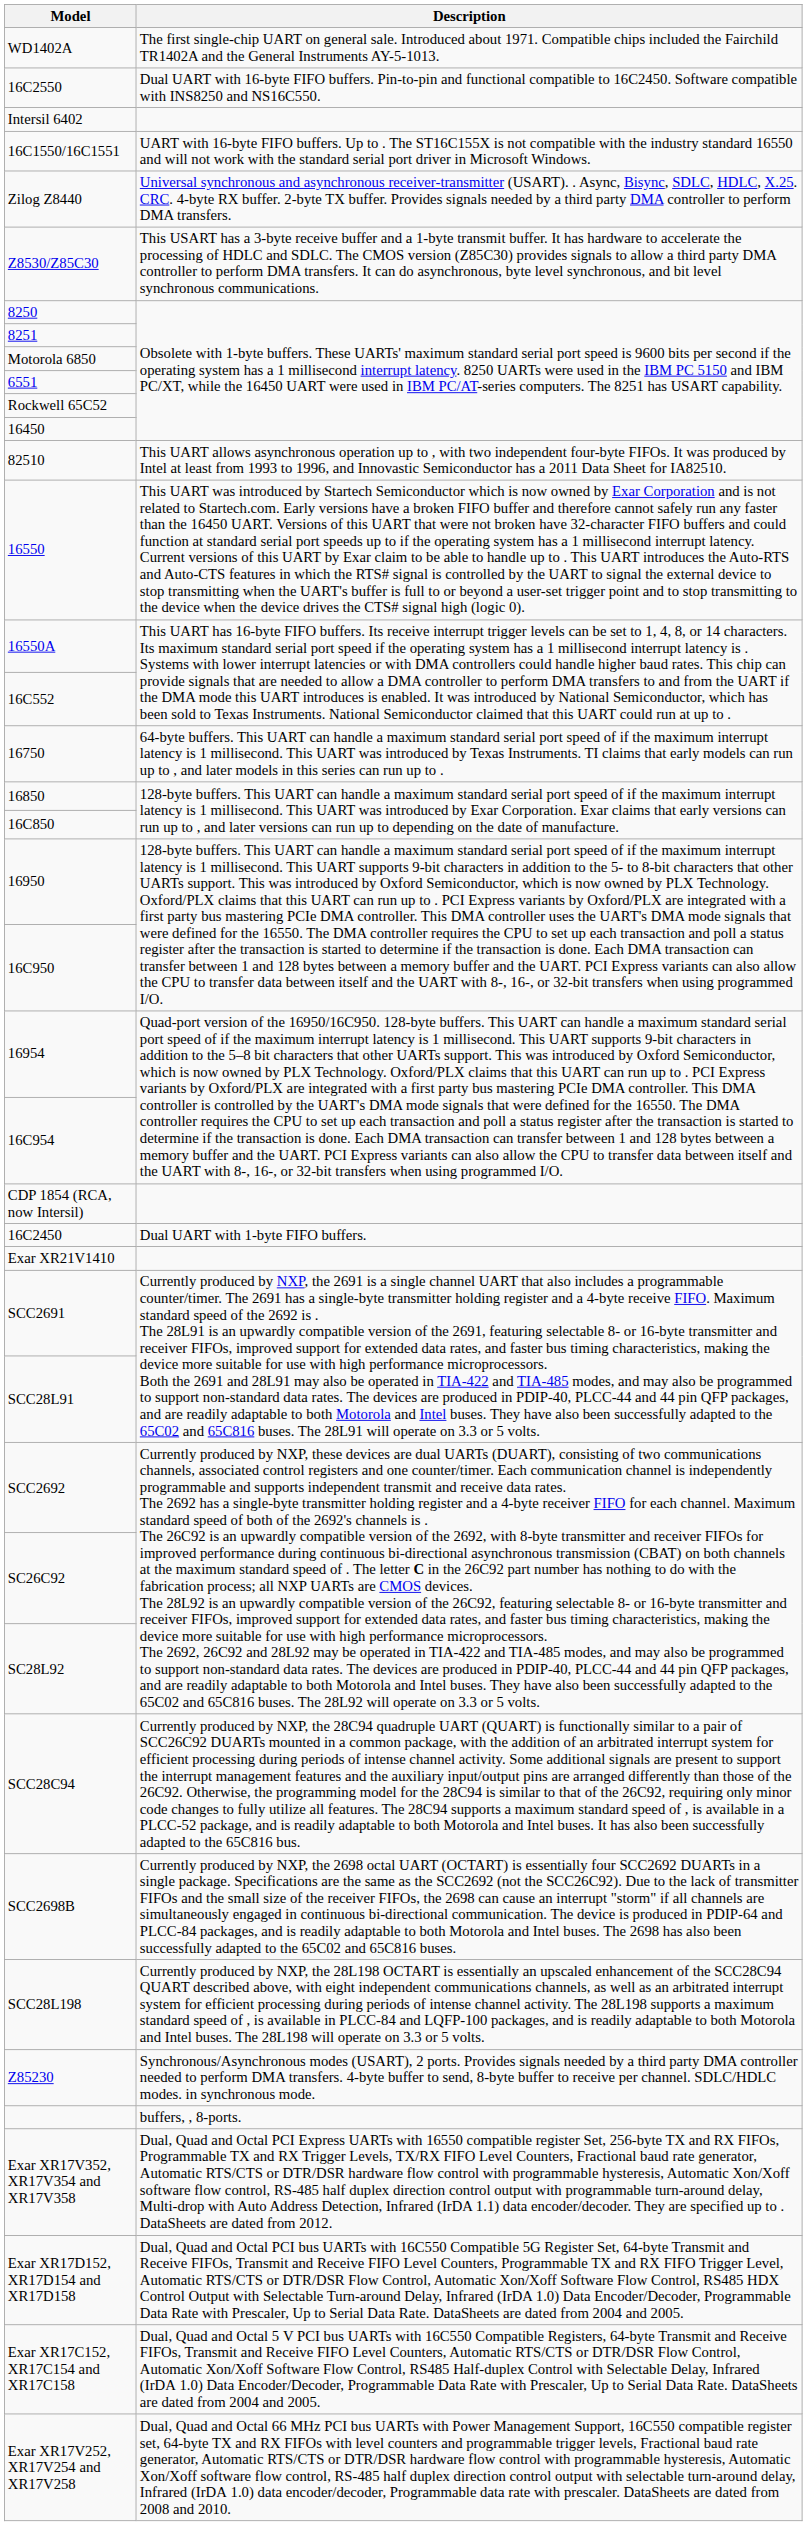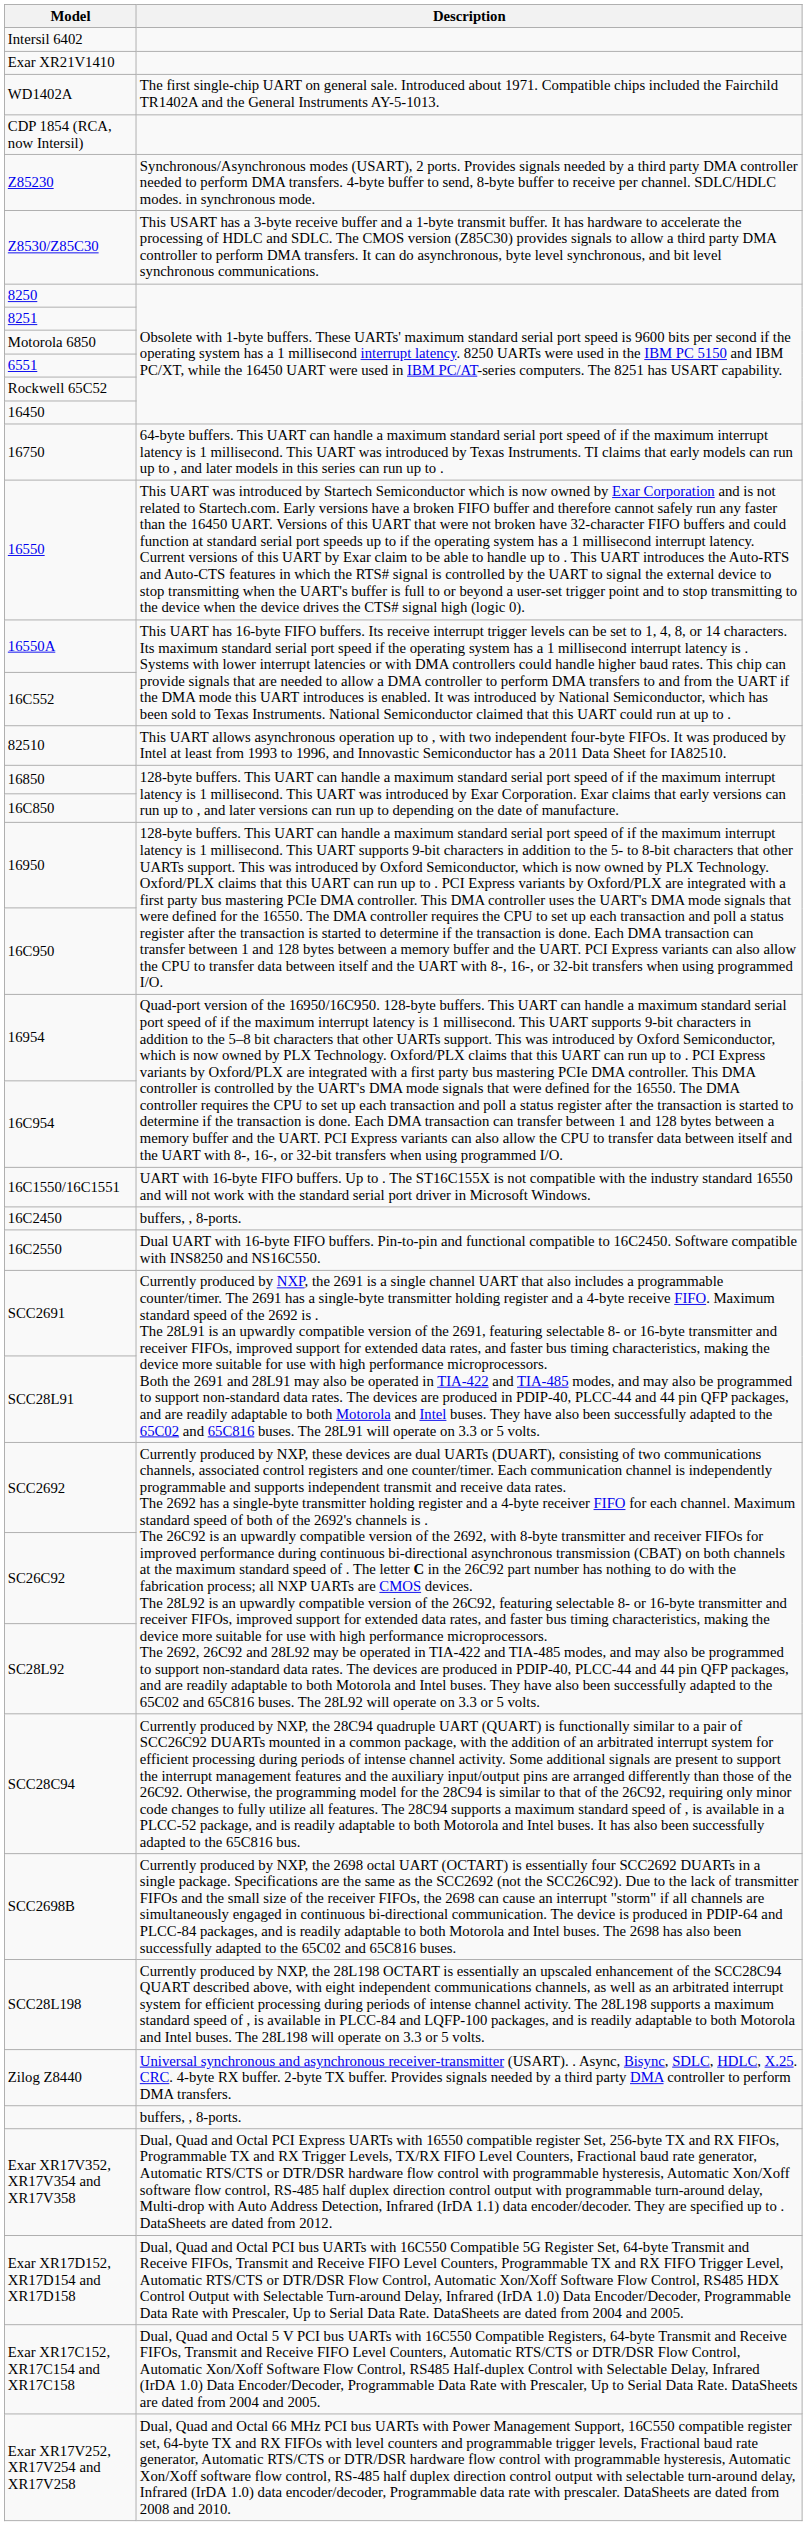rows swapped: (40, 47) <-> (45, 119)
rows swapped: (61, 1258) <-> (35, 87)
rows swapped: (60, 1203) <-> (64, 150)
rows swapped: (45, 199) <-> (31, 2077)
rows swapped: (26, 460) <-> (26, 754)
(253, 1235) Dual UART with 1-byte FIFO buffers. -> (191, 1218) buffers, , 8-ports.
